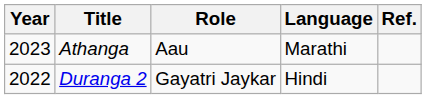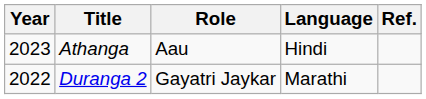(316, 49) Marathi -> (306, 49) Hindi
(306, 78) Hindi -> (316, 78) Marathi
